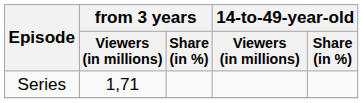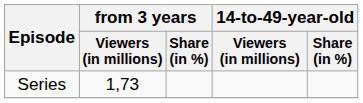(122, 84) 1,71 -> (122, 84) 1,73
